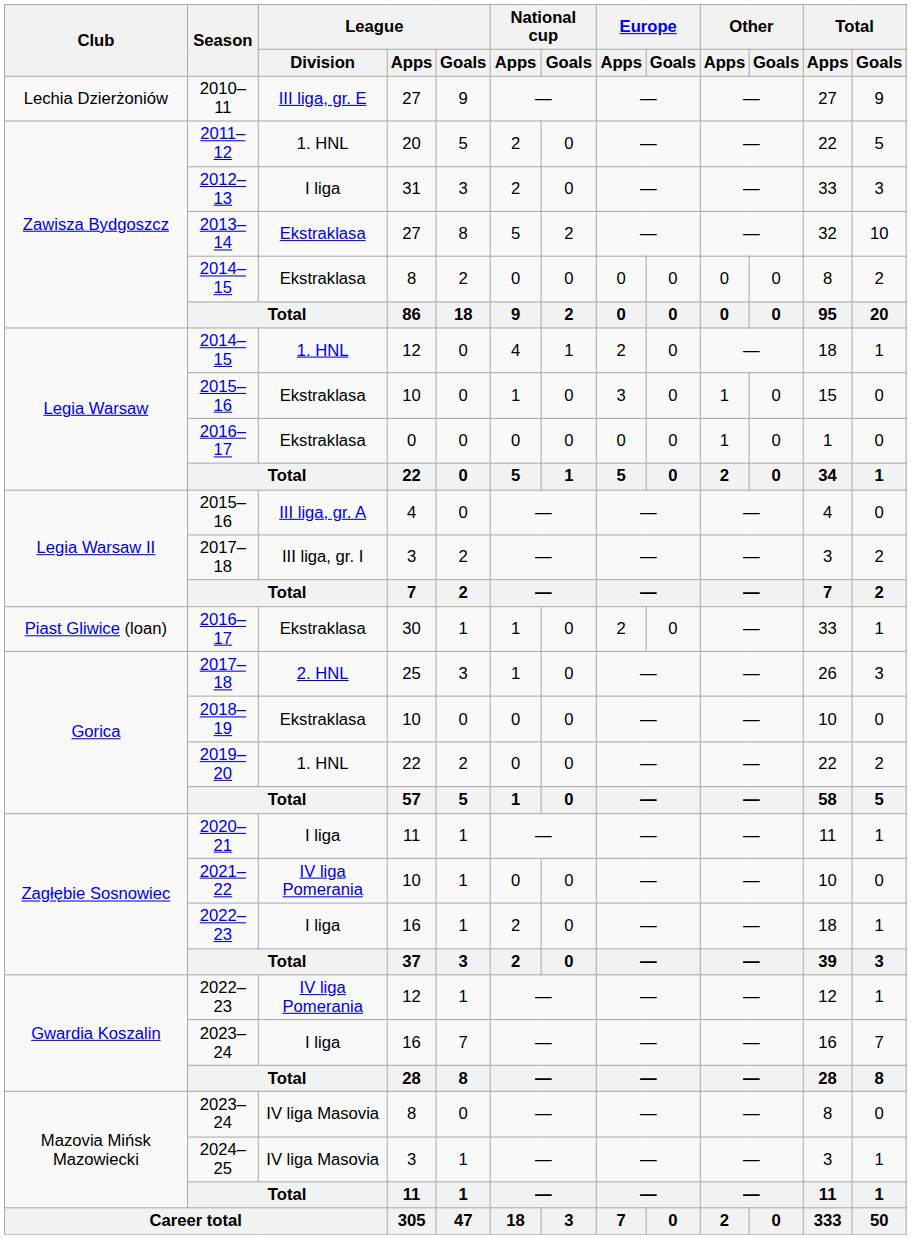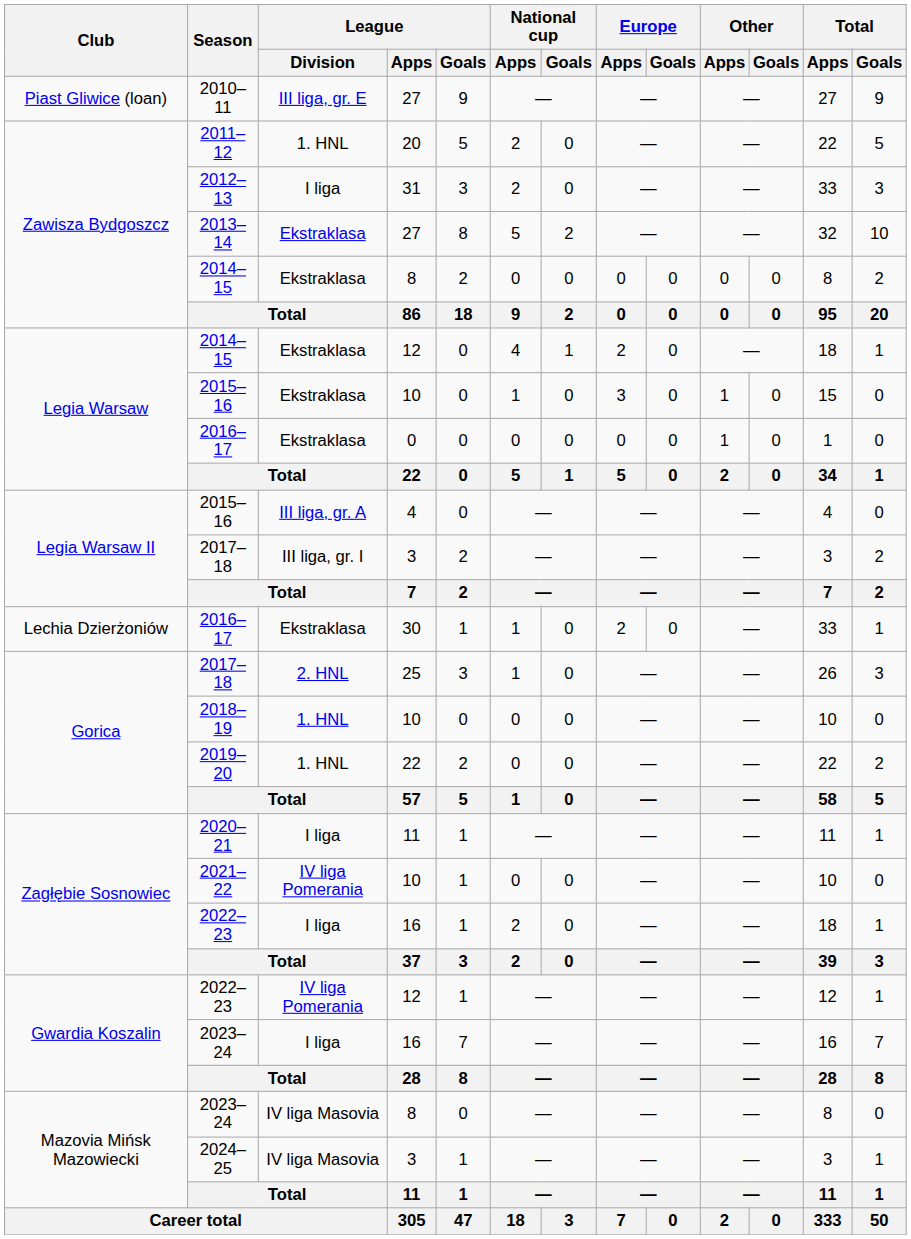(96, 98) Lechia Dzierżoniów -> (96, 98) Piast Gliwice (loan)
(323, 350) 1. HNL -> (323, 350) Ekstraklasa
(96, 628) Piast Gliwice (loan) -> (96, 628) Lechia Dzierżoniów
(323, 719) Ekstraklasa -> (323, 719) 1. HNL
